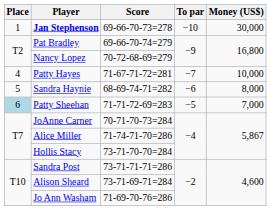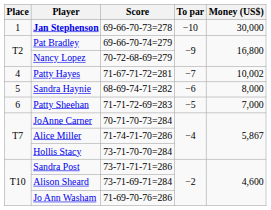(250, 74) 10,000 -> (250, 74) 10,002
(18, 105) lightblue background -> (18, 105) no background
